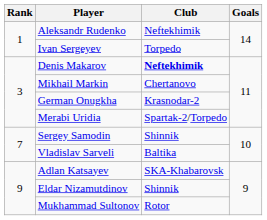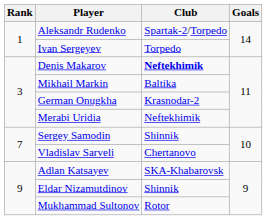(172, 30) Neftekhimik -> (186, 30) Spartak-2/Torpedo
(170, 83) Chertanovo -> (160, 83) Baltika
(186, 118) Spartak-2/Torpedo -> (172, 118) Neftekhimik
(160, 153) Baltika -> (170, 153) Chertanovo
